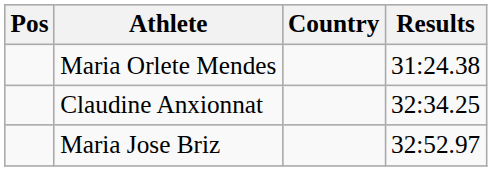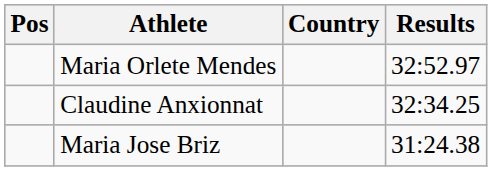(436, 64) 31:24.38 -> (436, 64) 32:52.97
(436, 144) 32:52.97 -> (436, 144) 31:24.38
